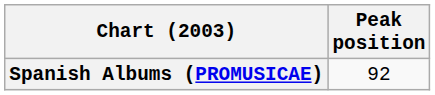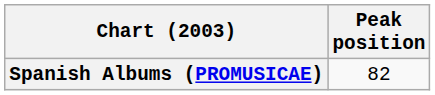(379, 74) 92 -> (379, 74) 82
